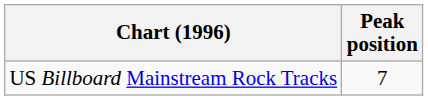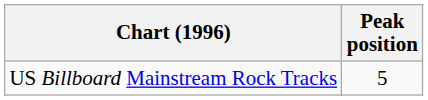(382, 77) 7 -> (382, 77) 5
